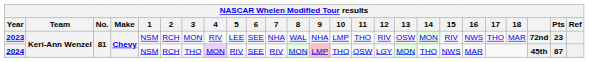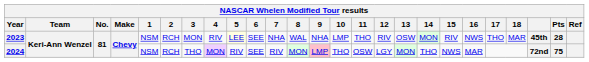(236, 37) no background -> (236, 37) lightyellow background
(539, 37) 72nd -> (539, 37) 45th
(559, 37) 23 -> (559, 37) 28
(539, 51) 45th -> (539, 51) 72nd
(559, 51) 87 -> (559, 51) 75
